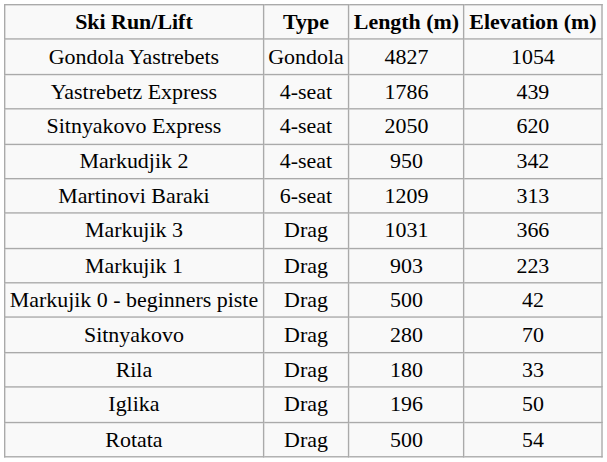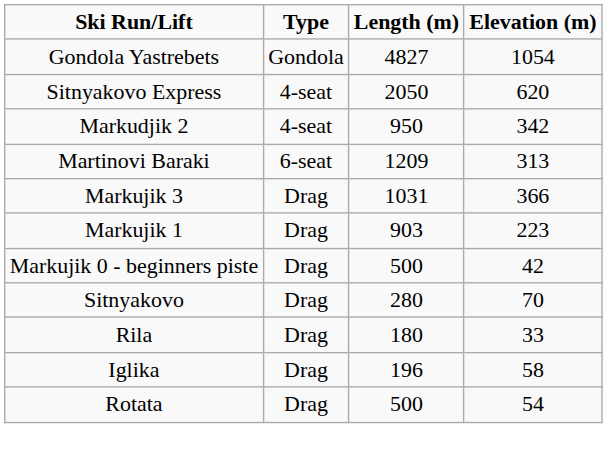- row: (134, 91)
(533, 404) 50 -> (533, 369) 58
